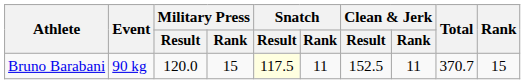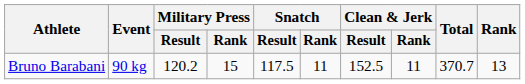(180, 66) 120.0 -> (180, 66) 120.2
(277, 66) lightyellow background -> (277, 66) no background
(499, 66) 15 -> (499, 66) 13
